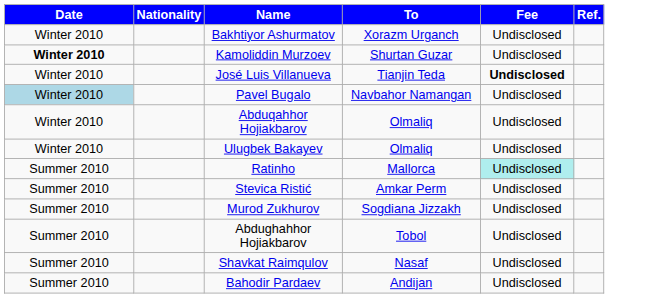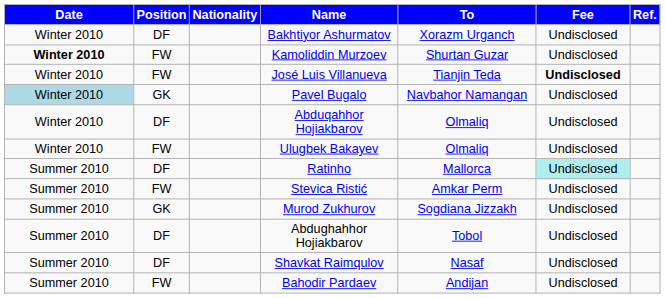+ column: (162, 15)
